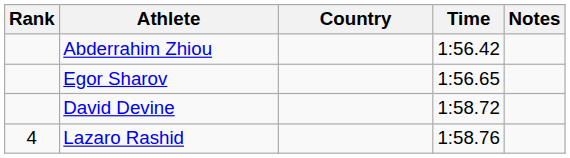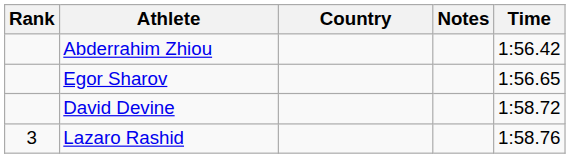columns swapped: (469, 19) <-> (535, 19)
(32, 138) 4 -> (32, 138) 3
